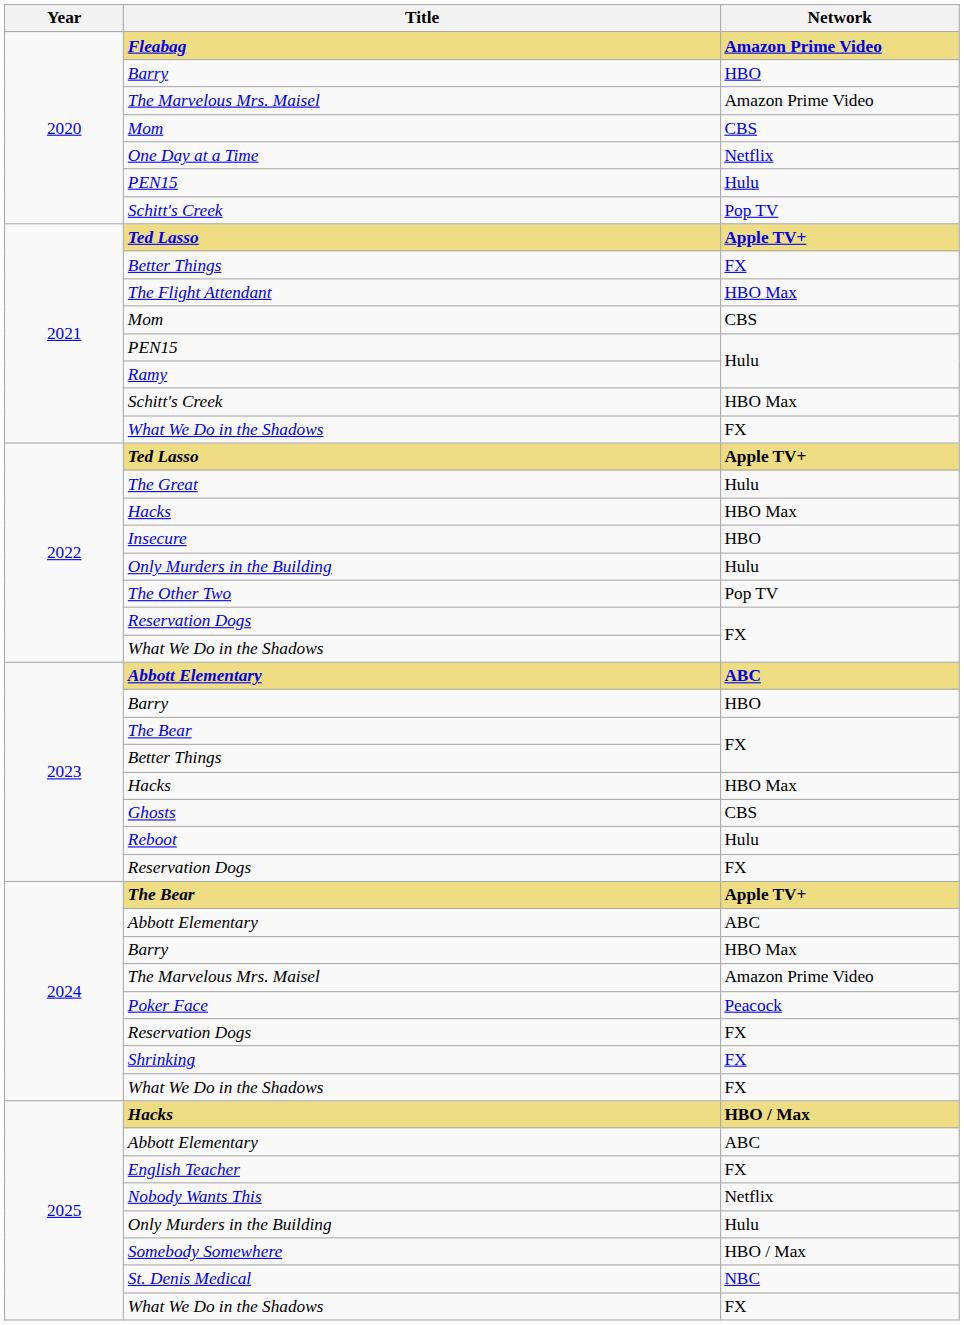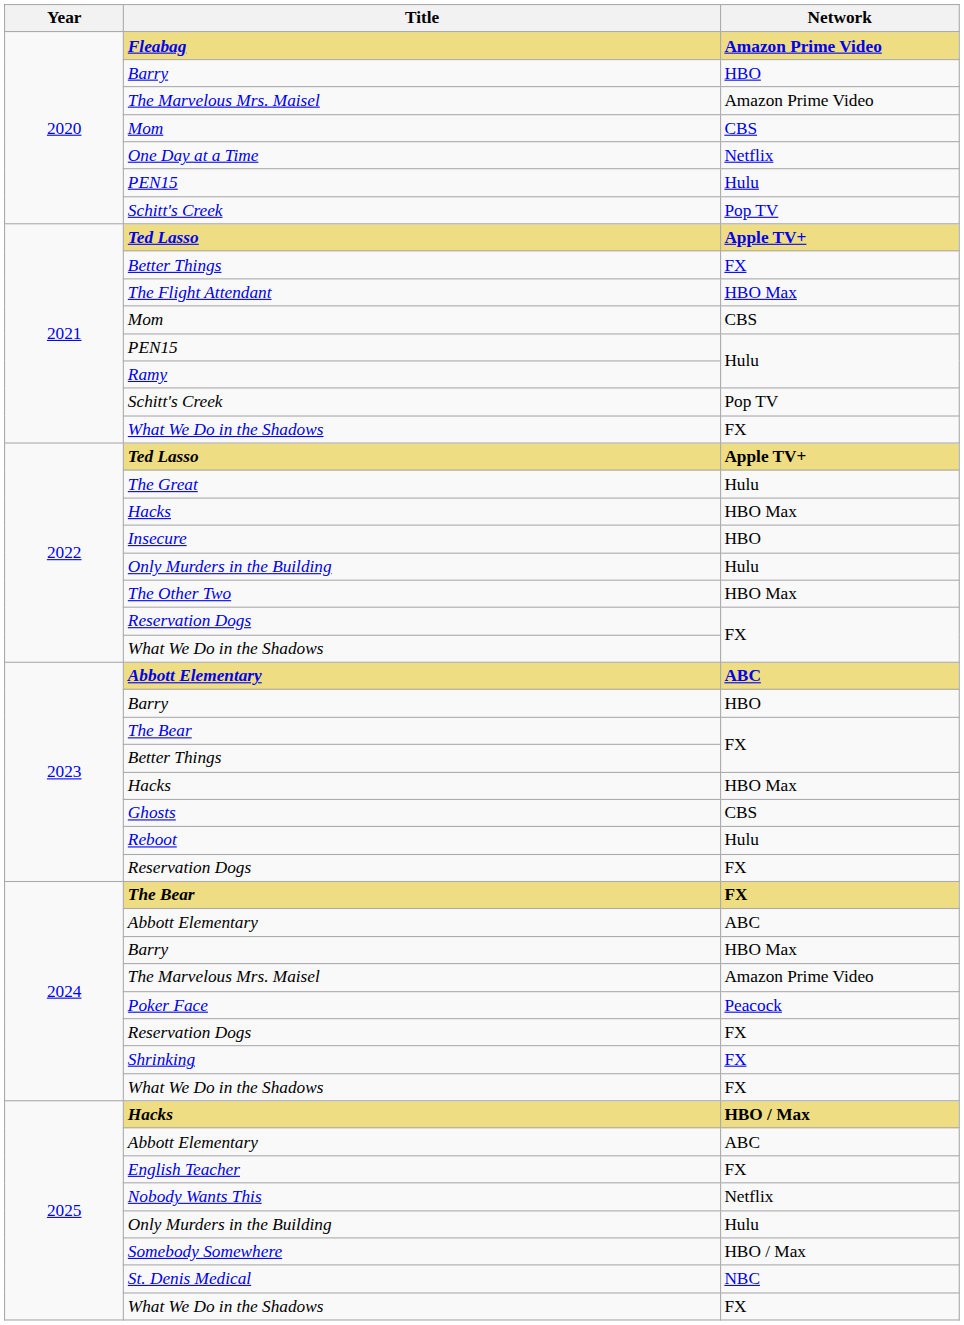(761, 401) HBO Max -> (751, 401) Pop TV
(751, 593) Pop TV -> (761, 593) HBO Max
(765, 895) Apple TV+ -> (736, 895) FX
